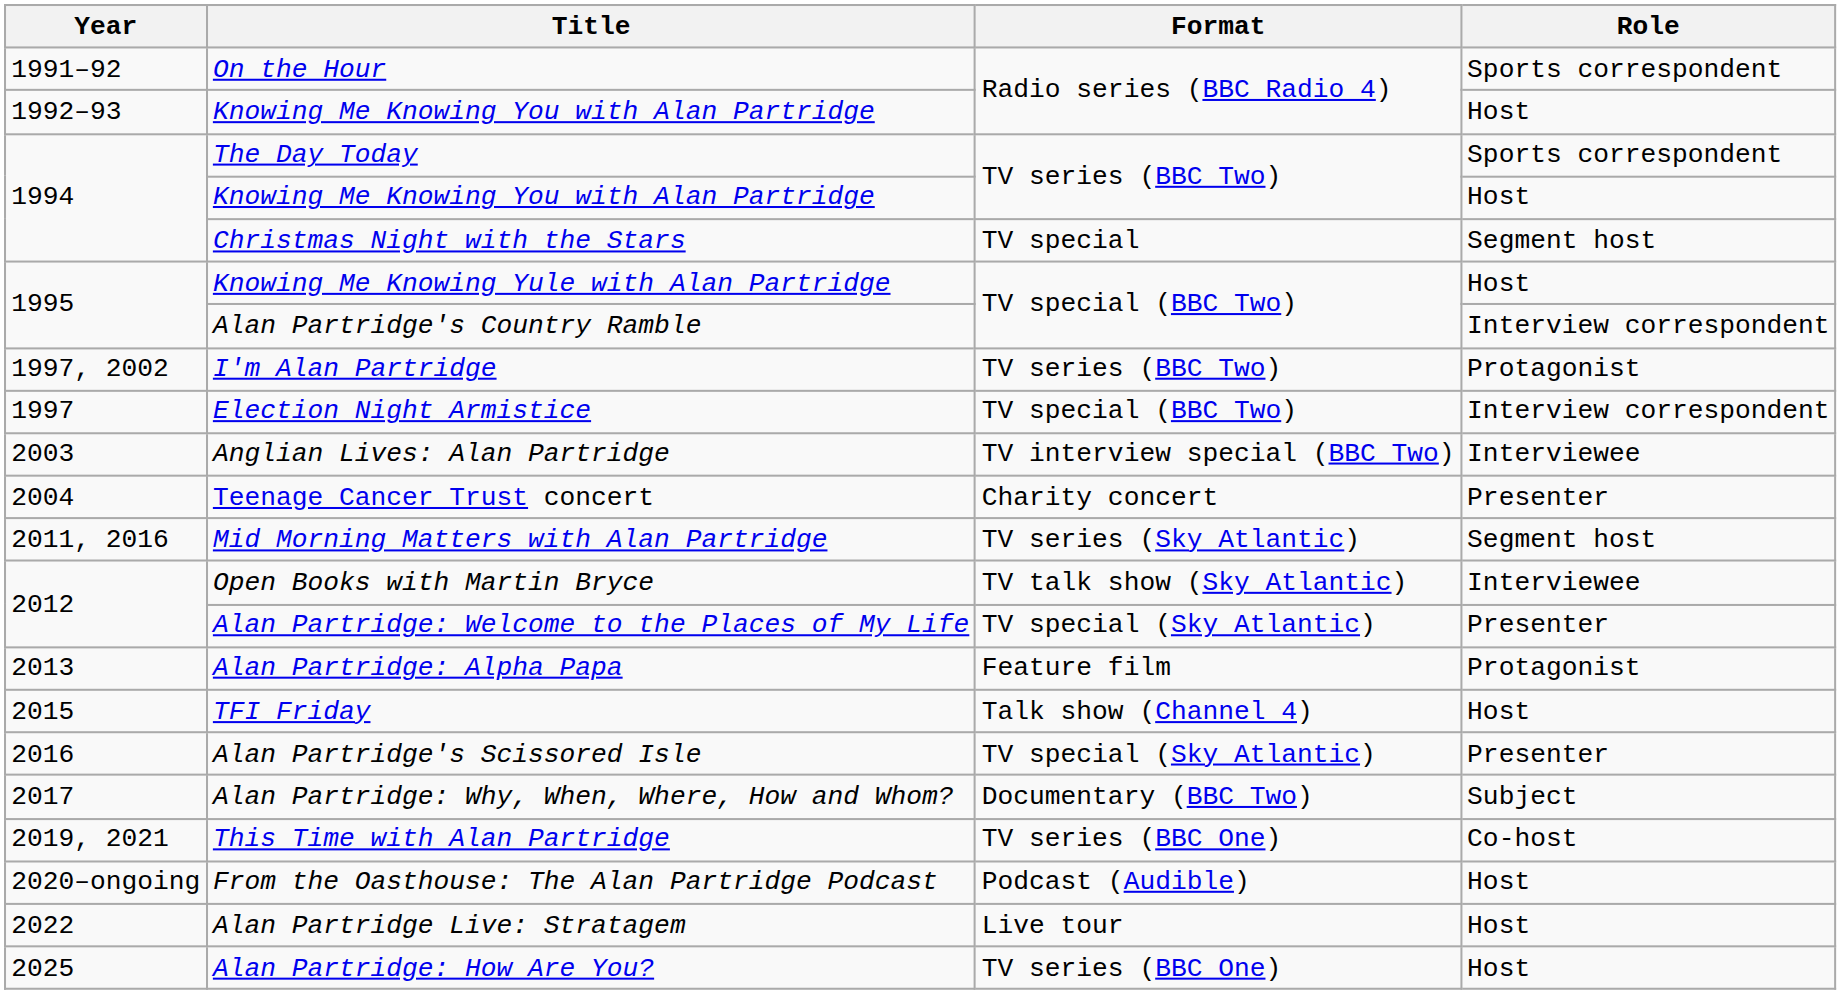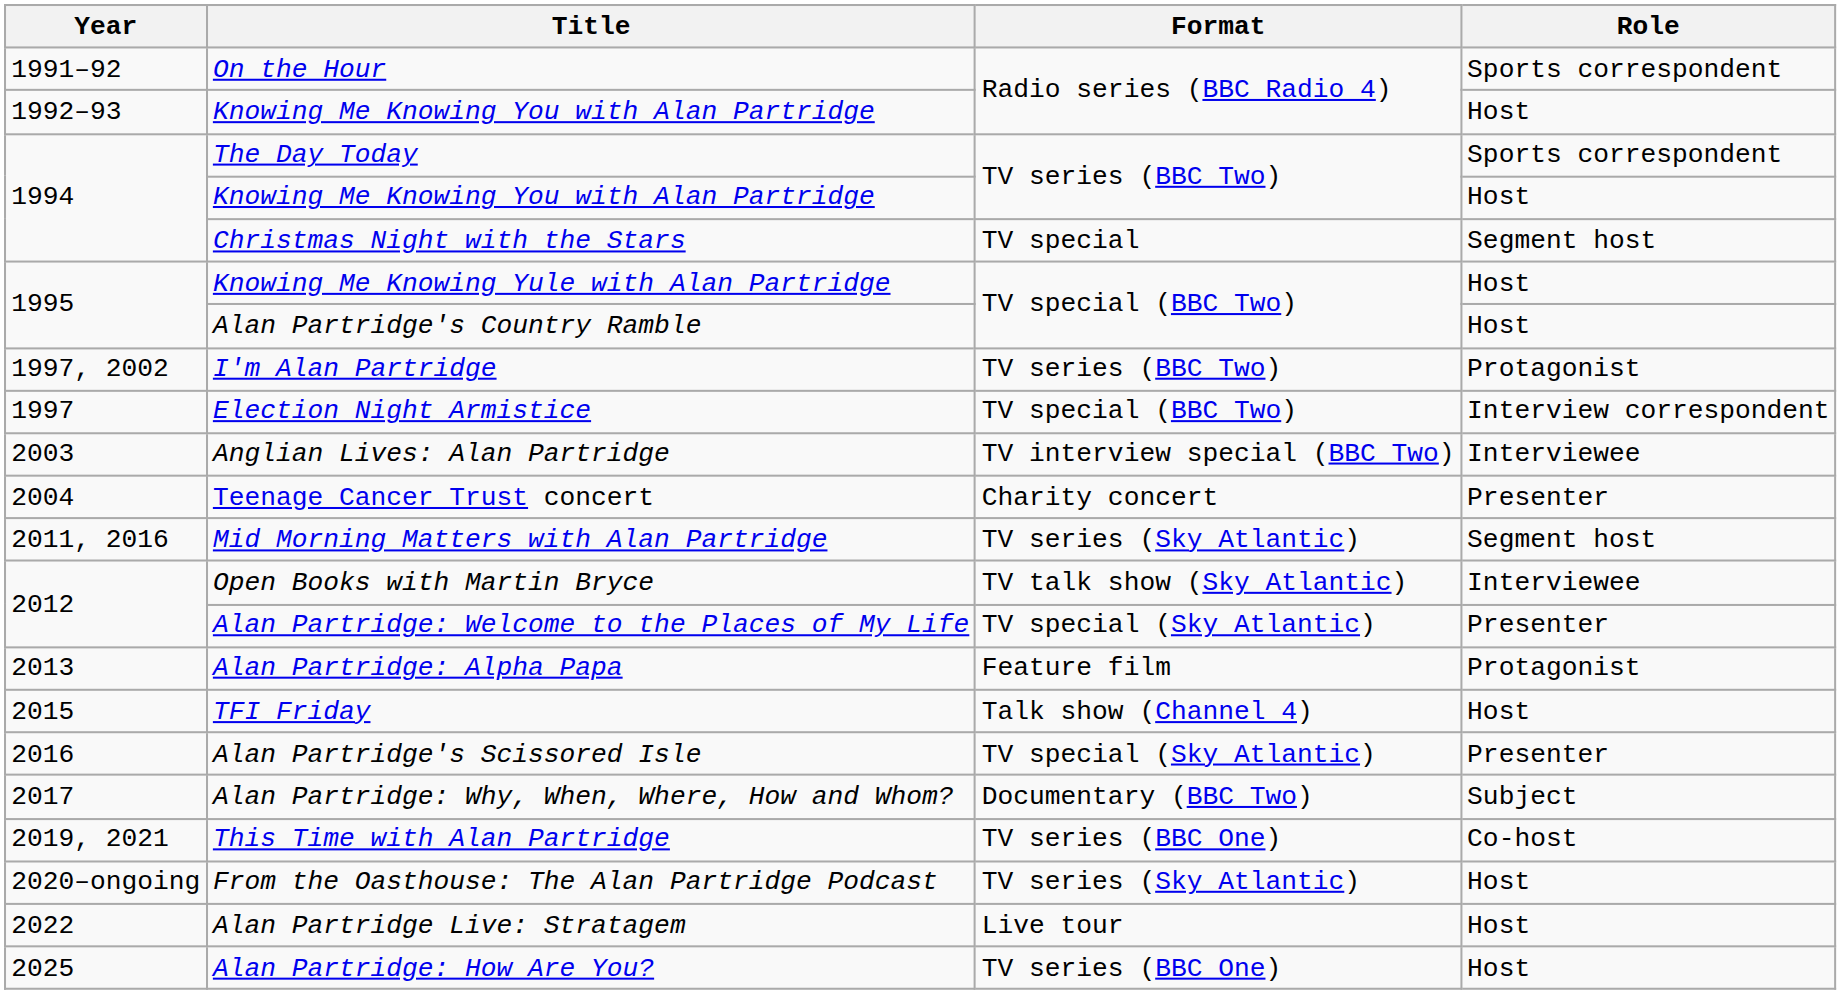(1648, 326) Interview correspondent -> (1499, 326) Host
(1116, 882) Podcast (Audible) -> (1171, 882) TV series (Sky Atlantic)
